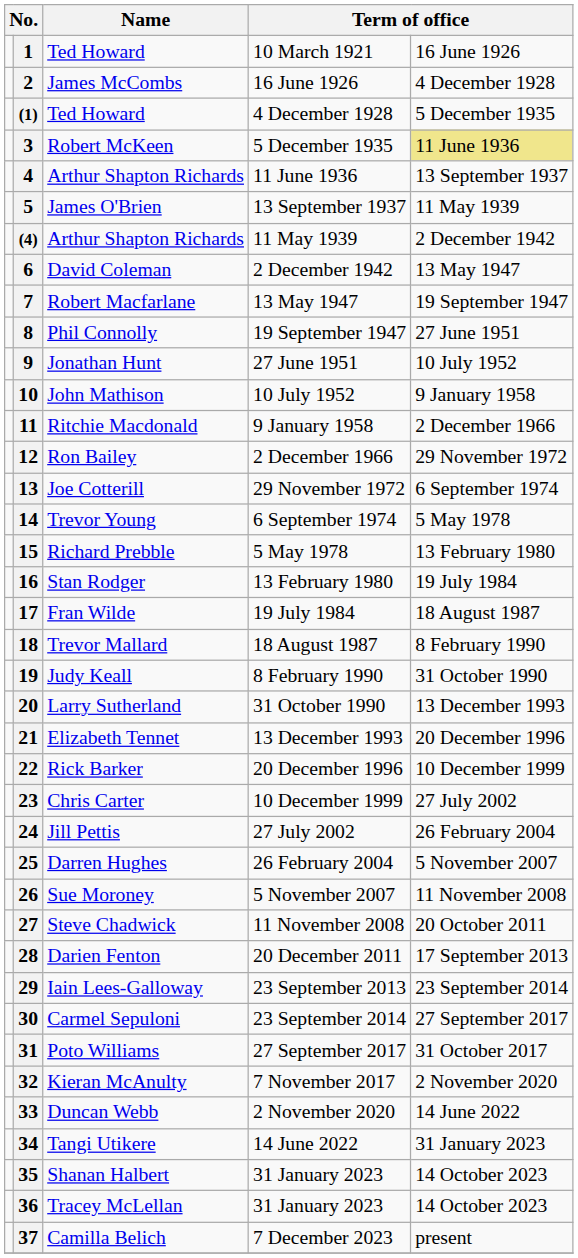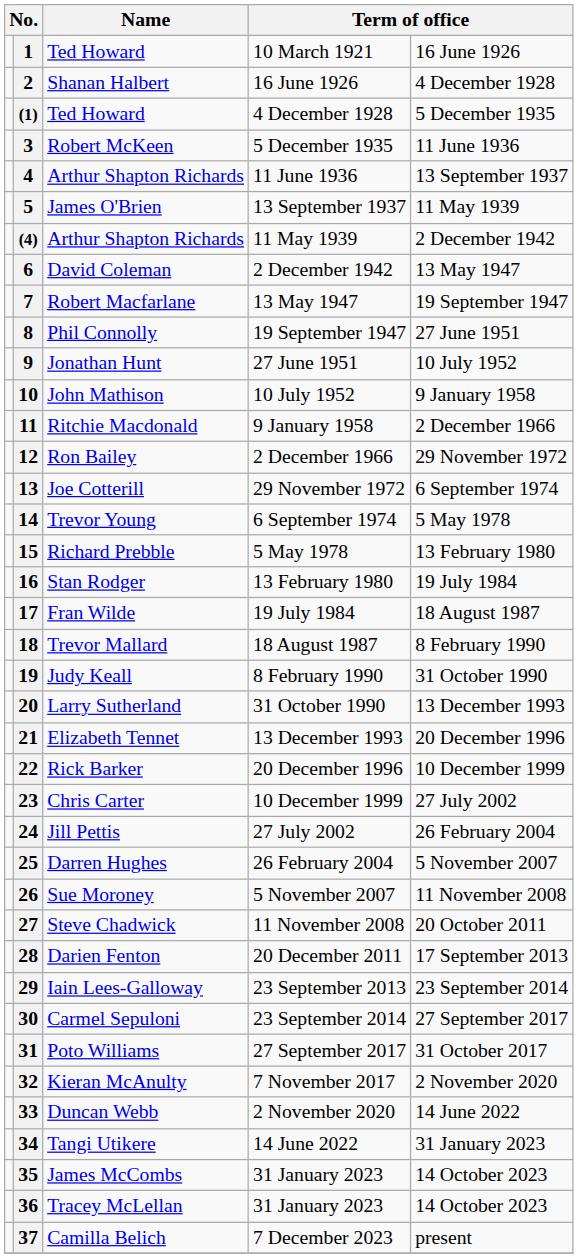(115, 82) James McCombs -> (108, 82) Shanan Halbert
(467, 144) khaki background -> (467, 144) no background
(108, 1174) Shanan Halbert -> (115, 1174) James McCombs
